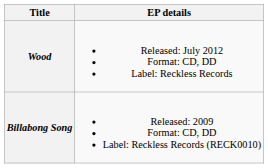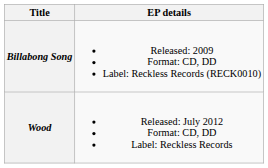rows swapped: (40, 127) <-> (40, 56)
